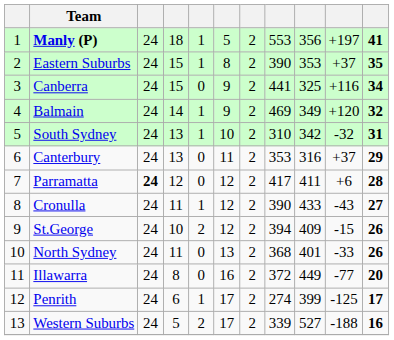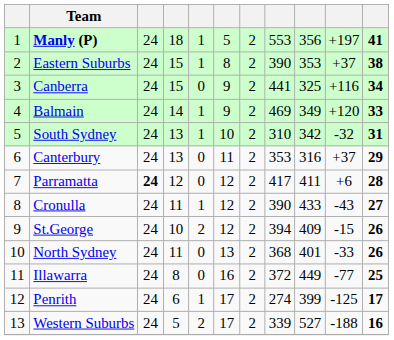(375, 63) 35 -> (375, 63) 38
(375, 110) 32 -> (375, 110) 33
(375, 275) 20 -> (375, 275) 25
